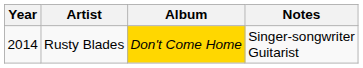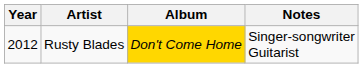(23, 44) 2014 -> (23, 44) 2012
